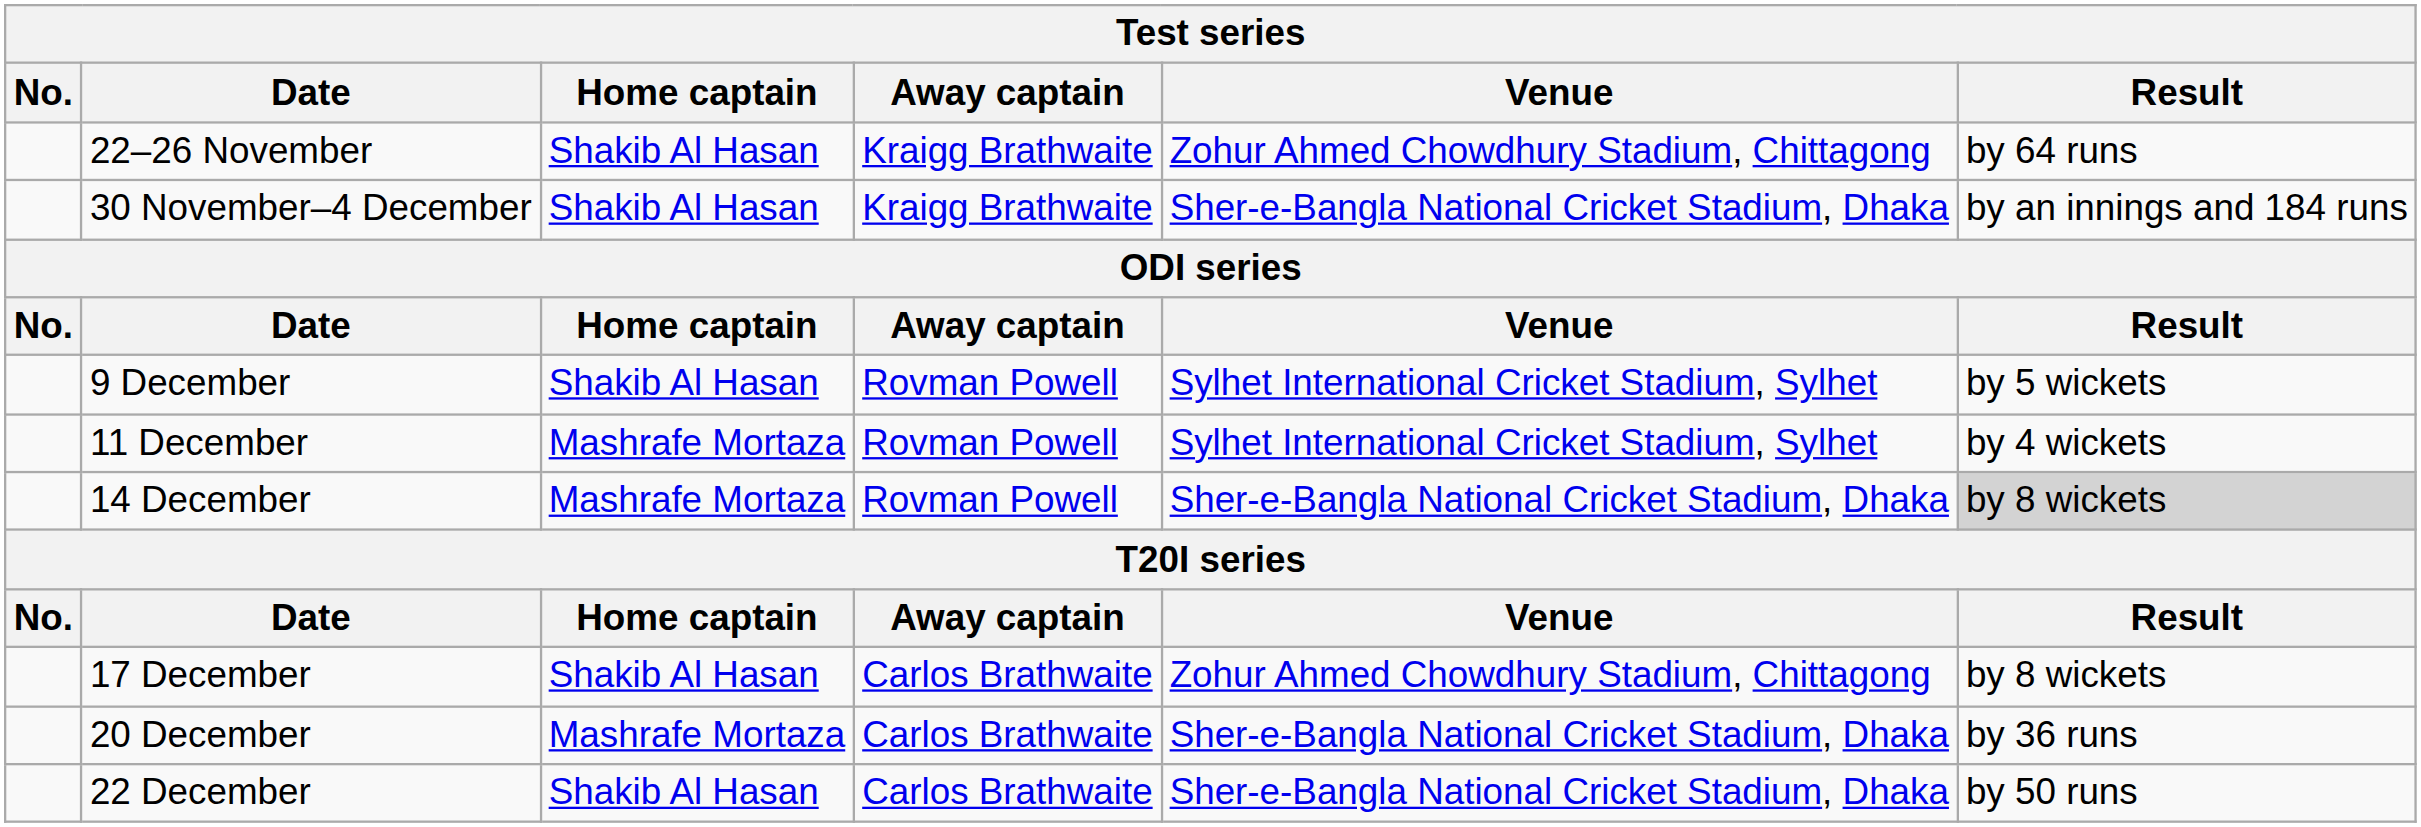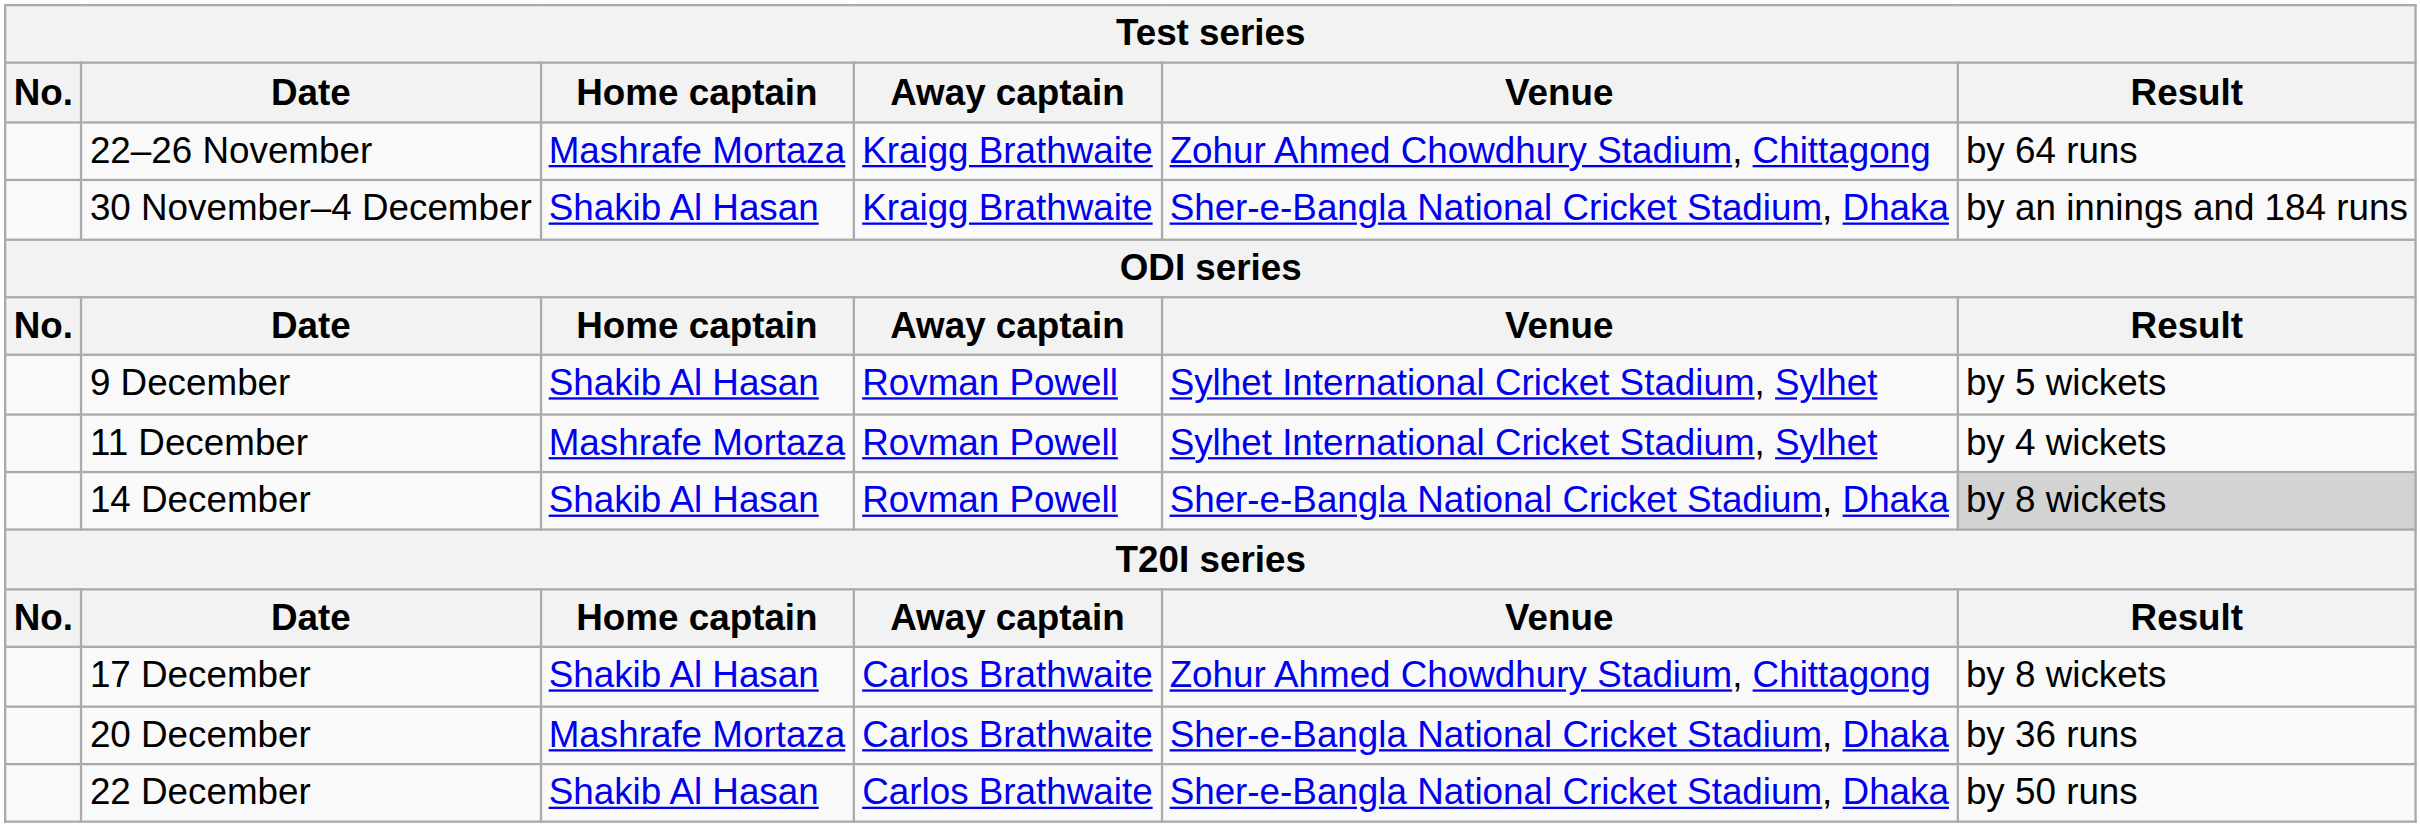(684, 150) Shakib Al Hasan -> (697, 150) Mashrafe Mortaza
(697, 500) Mashrafe Mortaza -> (684, 500) Shakib Al Hasan
